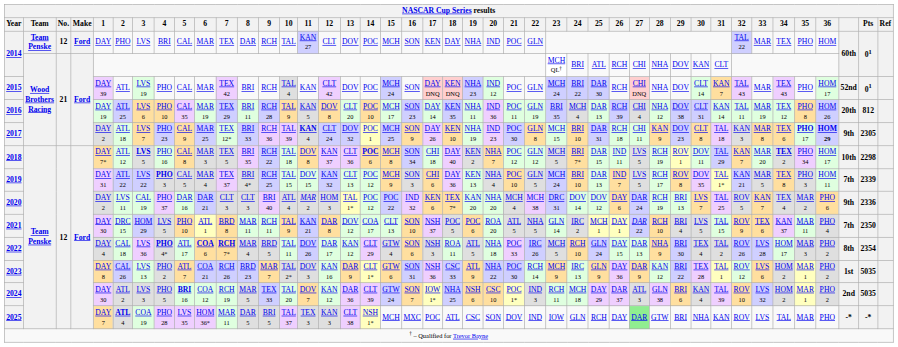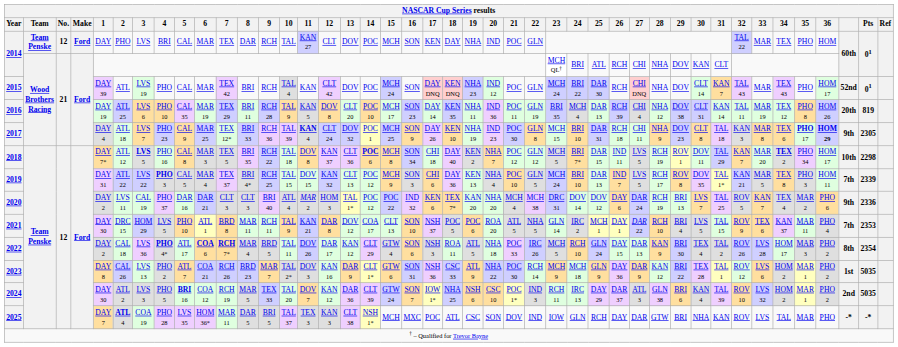(868, 111) 812 -> (868, 111) 819
(103, 134) DAY 2 -> (103, 134) DAY 4
(660, 134) KAN 9 -> (660, 134) NHA 9
(868, 225) 2350 -> (868, 225) 2353
(103, 248) DAY 4 -> (103, 248) DAY 2
(660, 248) NHA 9 -> (660, 248) KAN 9
(578, 271) IRC 13 -> (578, 271) MCH 18
(578, 294) MCH 18 -> (578, 294) IRC 13
(639, 317) lightgreen background -> (639, 317) no background
